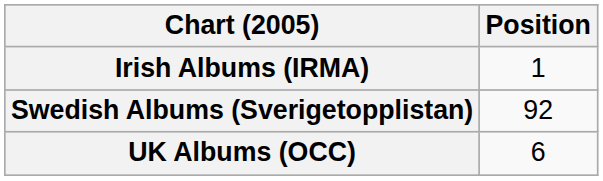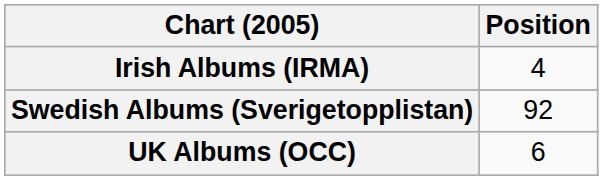(538, 68) 1 -> (538, 68) 4
